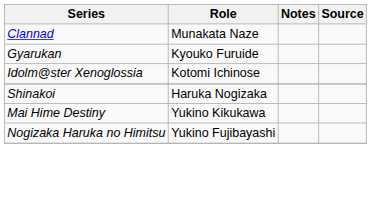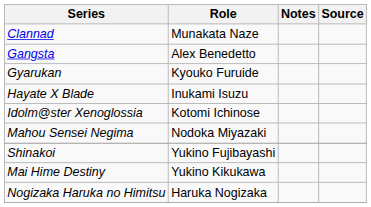+ row: (31, 53)
+ row: (51, 93)
+ row: (70, 133)
(219, 93) Haruka Nogizaka -> (223, 152) Yukino Fujibayashi
(223, 133) Yukino Fujibayashi -> (219, 192) Haruka Nogizaka
